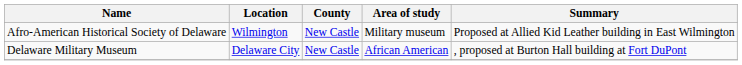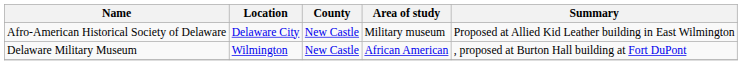(260, 32) Wilmington -> (266, 32) Delaware City
(266, 50) Delaware City -> (260, 50) Wilmington
